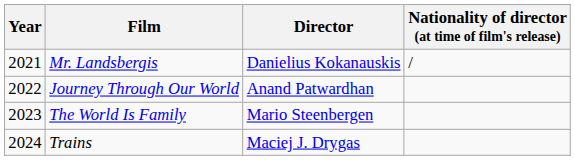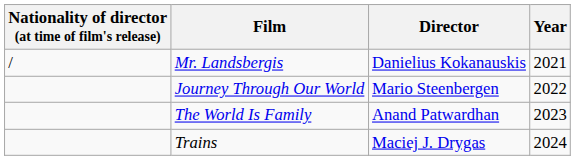columns swapped: (25, 27) <-> (488, 27)
(310, 89) Anand Patwardhan -> (435, 89) Mario Steenbergen
(310, 115) Mario Steenbergen -> (436, 115) Anand Patwardhan
